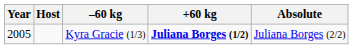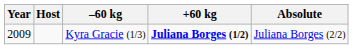(19, 34) 2005 -> (19, 34) 2009
